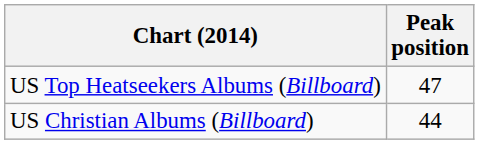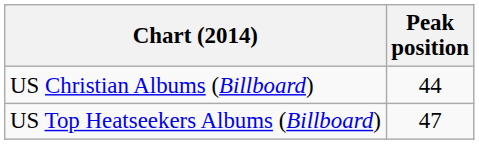rows swapped: (162, 120) <-> (195, 84)
